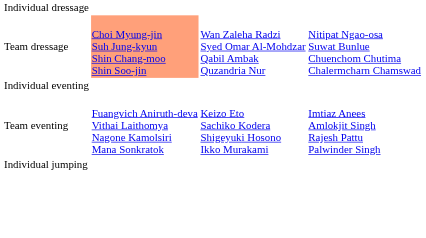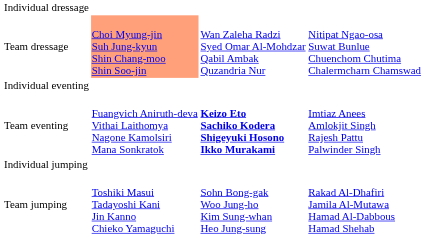(241, 131) normal -> (242, 131) bold
+ row: (36, 204)
